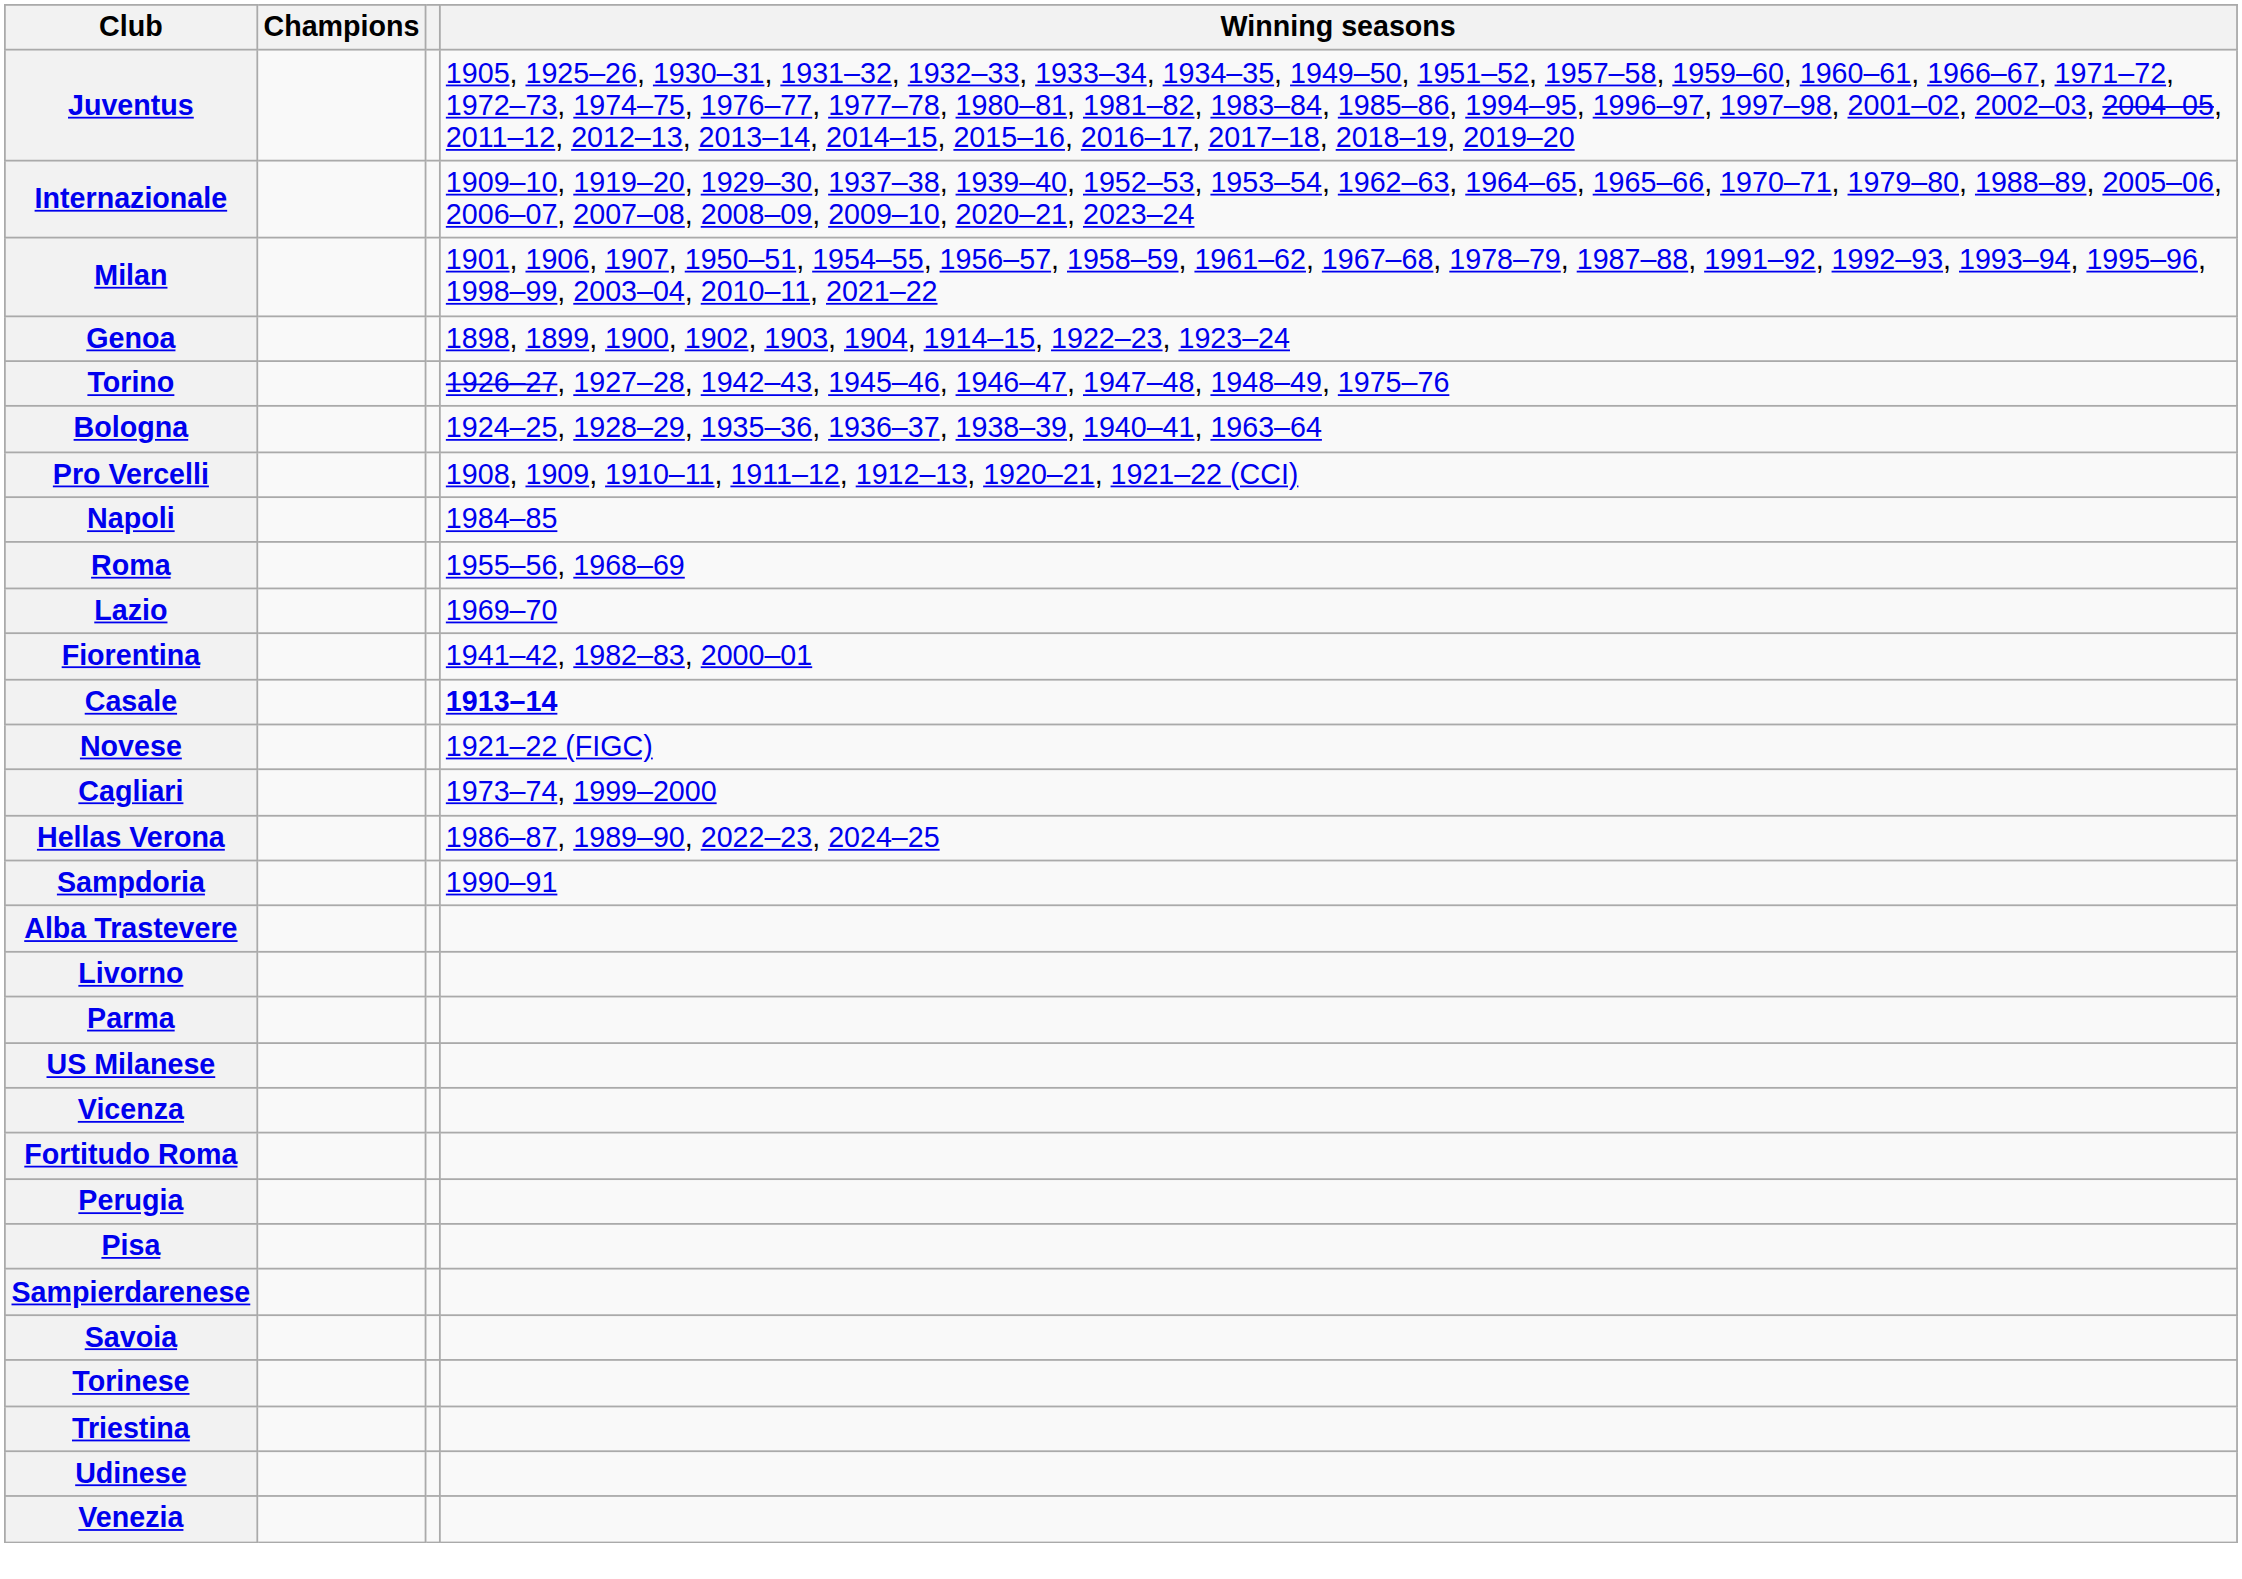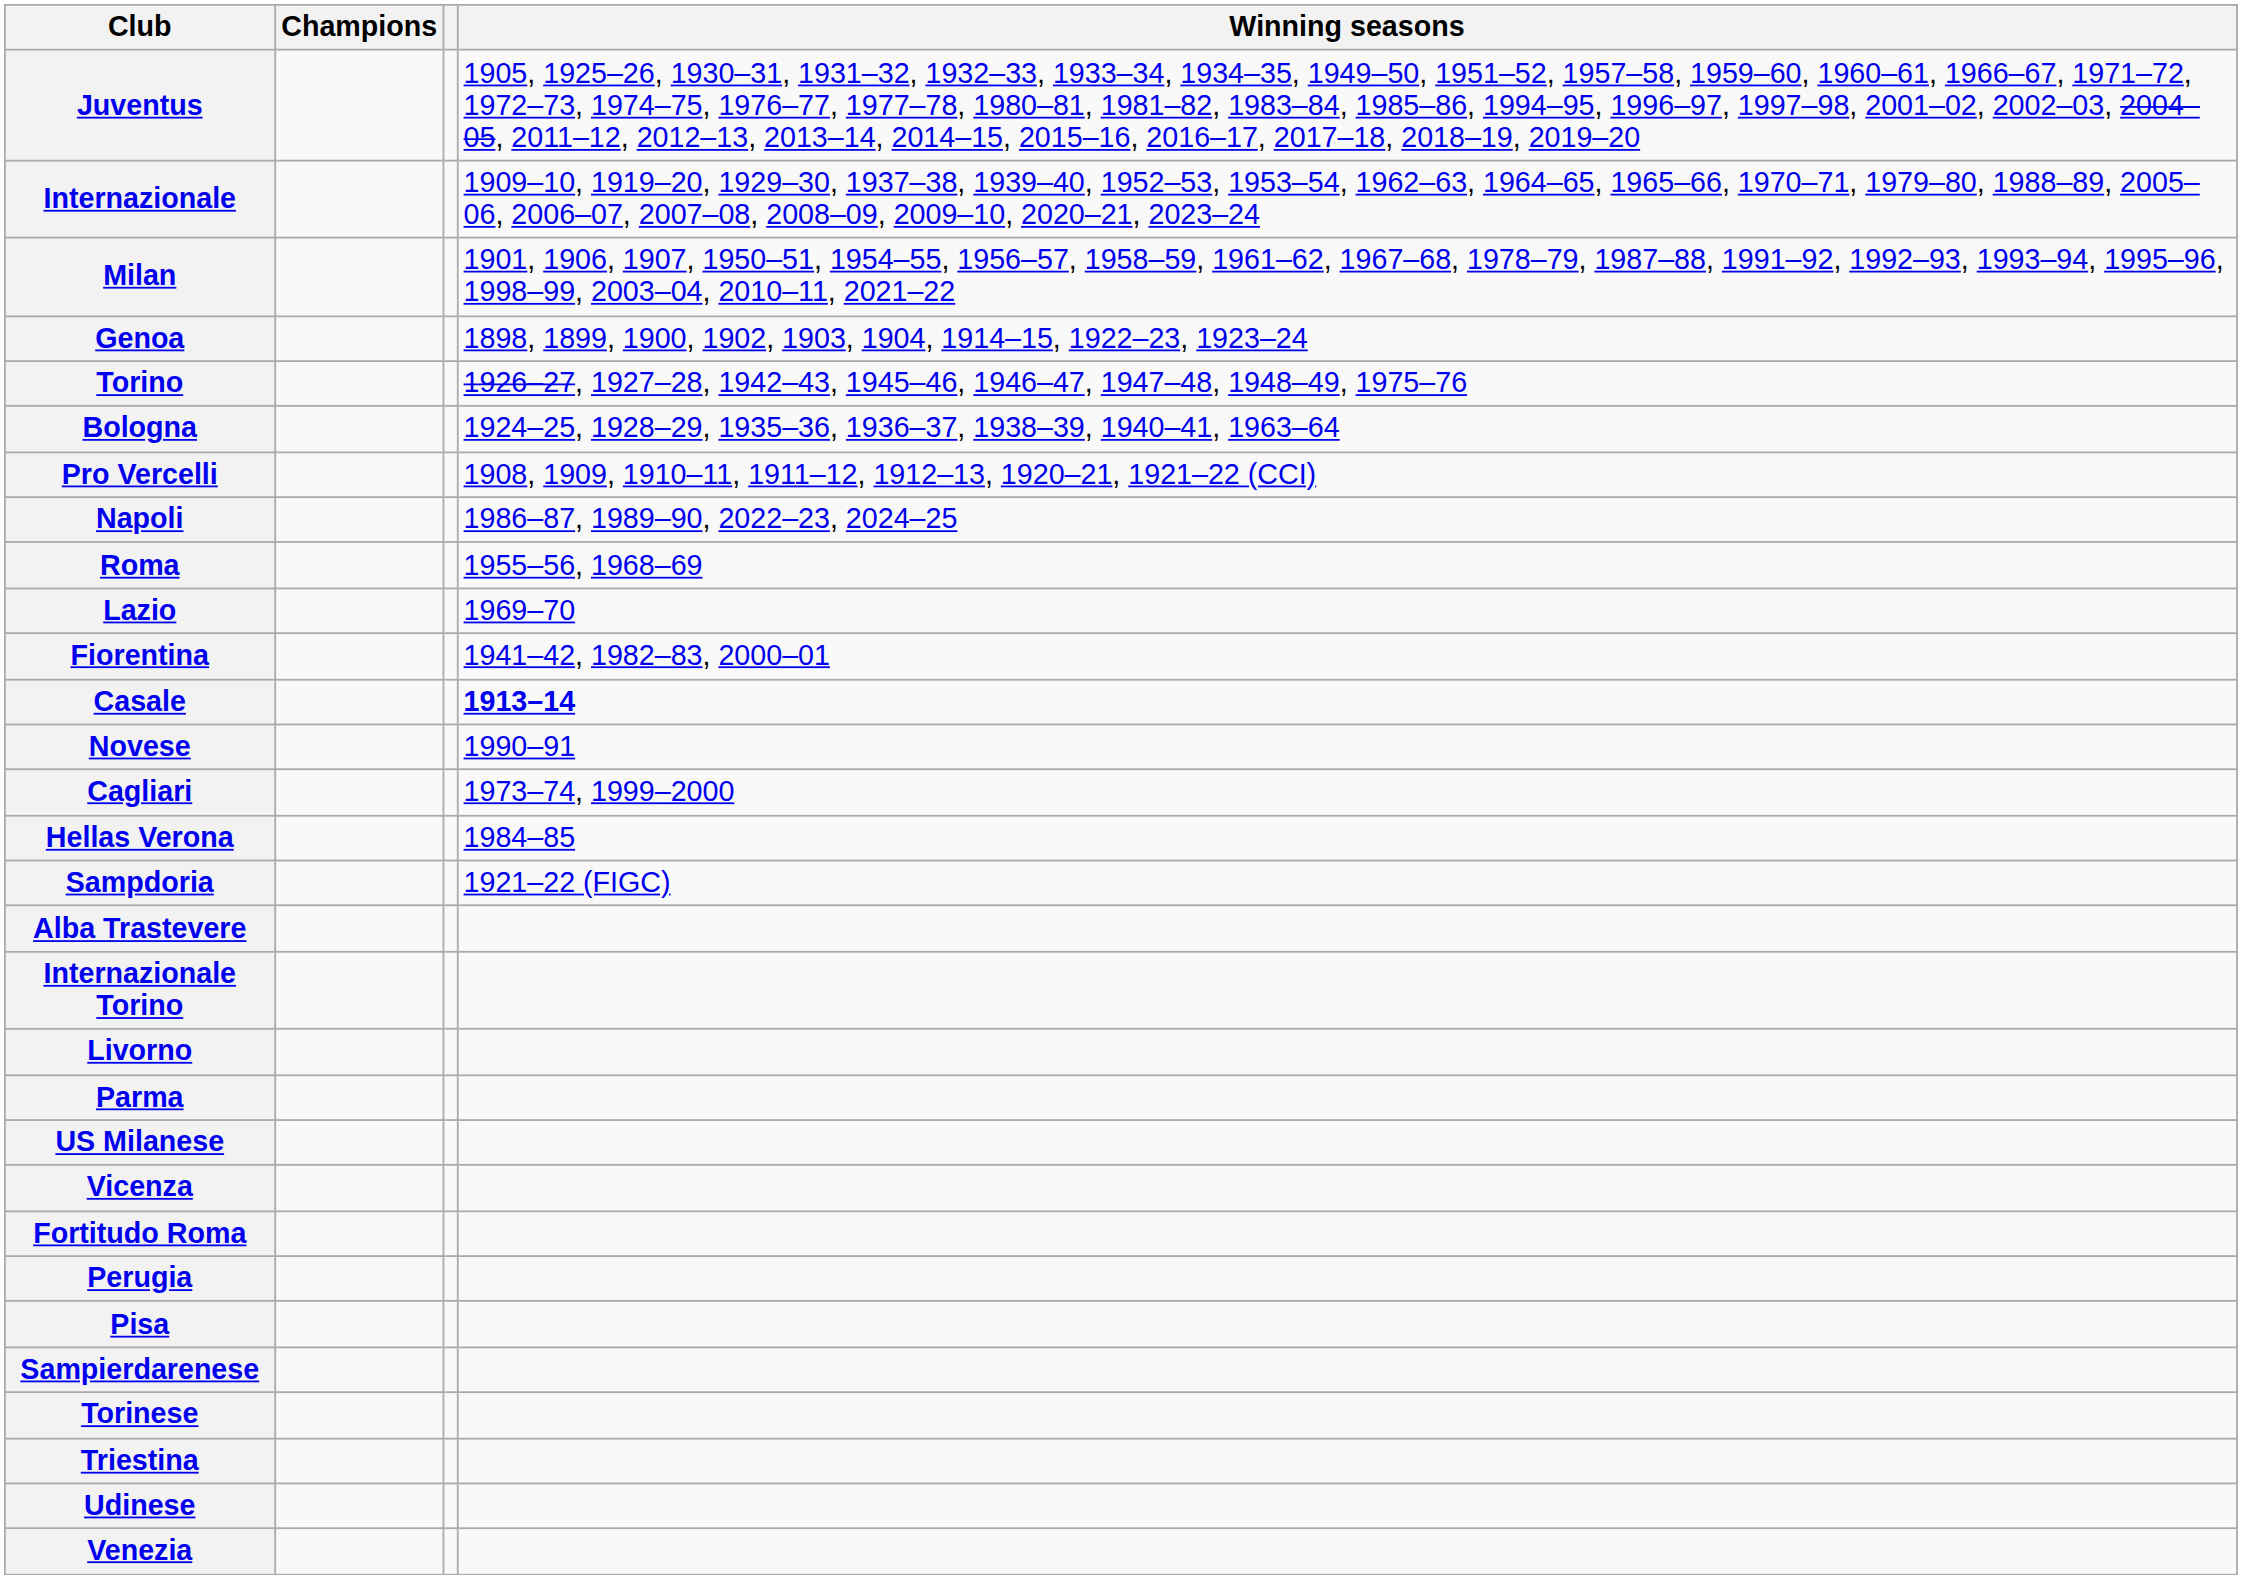(502, 519) 1984–85 -> (710, 519) 1986–87, 1989–90, 2022–23, 2024–25
(549, 746) 1921–22 (FIGC) -> (519, 746) 1990–91
(693, 837) 1986–87, 1989–90, 2022–23, 2024–25 -> (519, 837) 1984–85
(502, 882) 1990–91 -> (567, 882) 1921–22 (FIGC)
+ row: (140, 989)
- row: (131, 1337)
